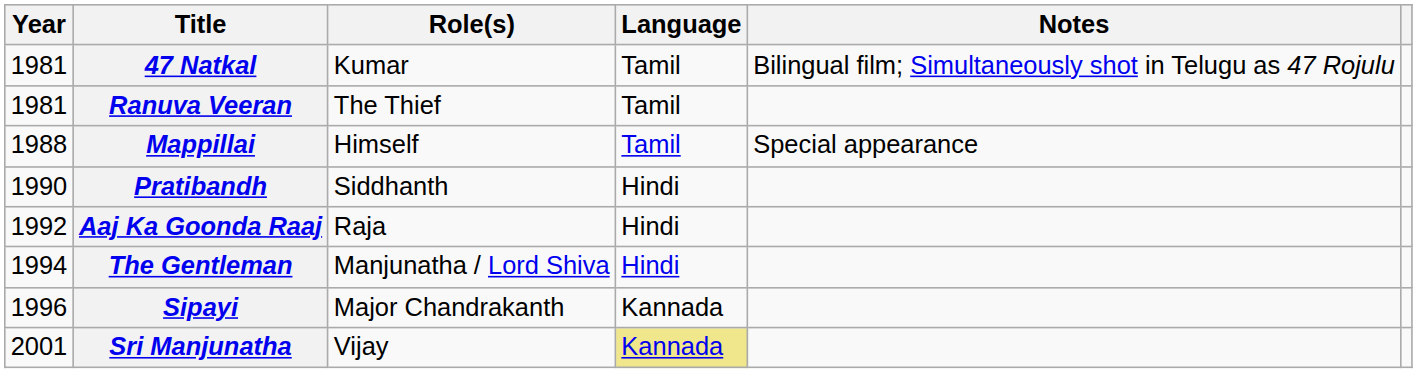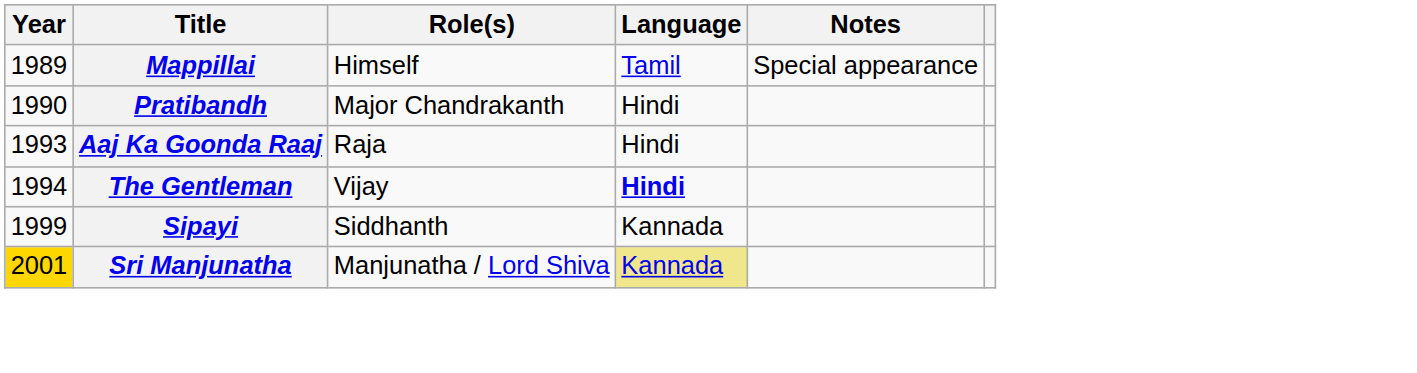- row: (201, 65)
- row: (201, 105)
(39, 145) 1988 -> (39, 65) 1989
(391, 186) Siddhanth -> (449, 105) Major Chandrakanth
(39, 226) 1992 -> (39, 145) 1993
(472, 266) Manjunatha / Lord Shiva -> (361, 186) Vijay
(650, 266) normal -> (653, 186) bold
(39, 307) 1996 -> (39, 226) 1999
(449, 307) Major Chandrakanth -> (391, 226) Siddhanth
(39, 347) no background -> (39, 266) gold background
(361, 347) Vijay -> (472, 266) Manjunatha / Lord Shiva
